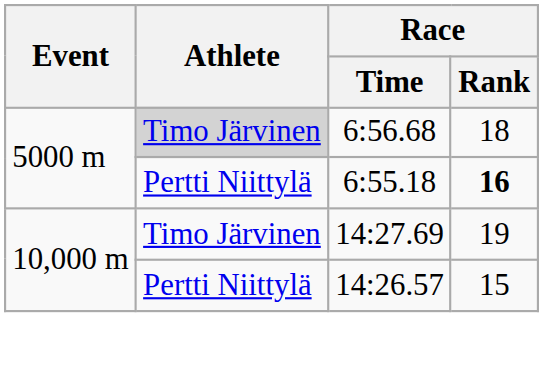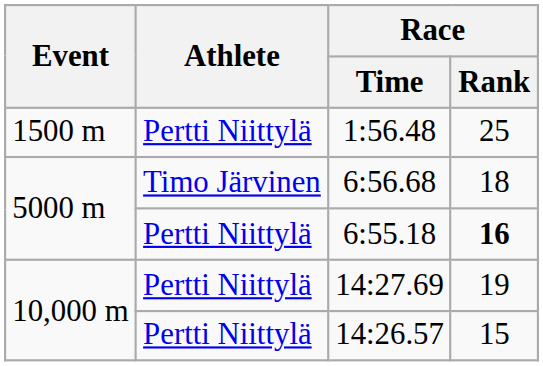+ row: (390, 131)
(232, 131) lightgrey background -> (232, 182) no background
(232, 233) Timo Järvinen -> (227, 284) Pertti Niittylä
